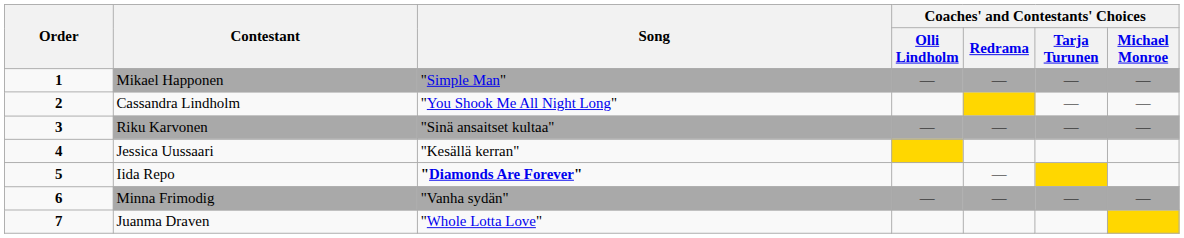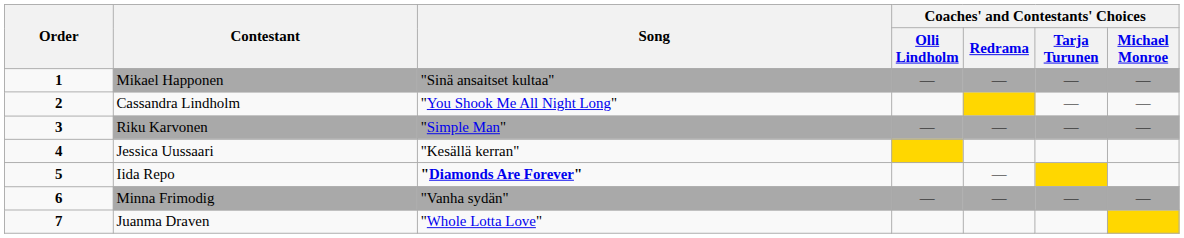(463, 80) "Simple Man" -> (488, 80) "Sinä ansaitset kultaa"
(488, 127) "Sinä ansaitset kultaa" -> (463, 127) "Simple Man"
